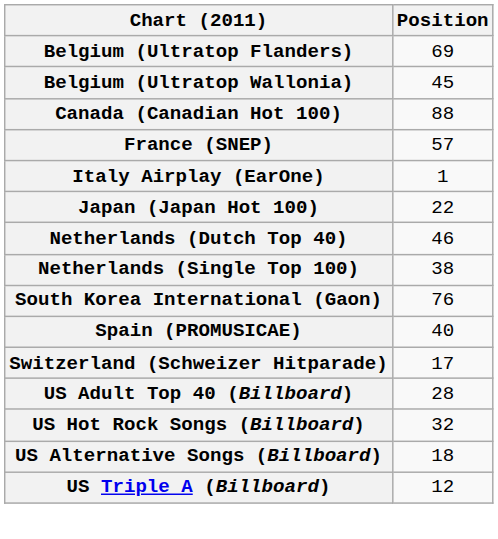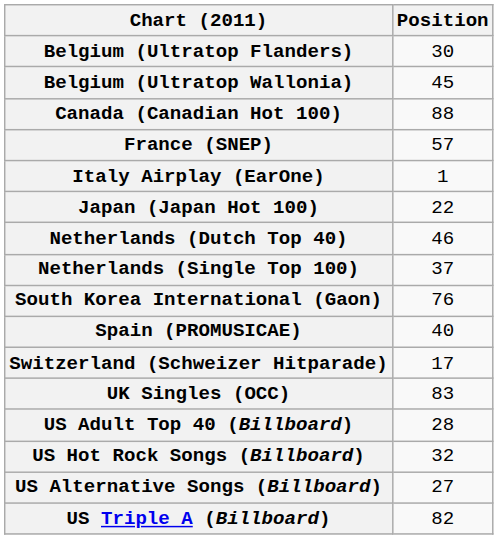(443, 51) 69 -> (443, 51) 30
(443, 269) 38 -> (443, 269) 37
+ row: (199, 394)
(443, 456) 18 -> (443, 487) 27
(443, 487) 12 -> (443, 519) 82
